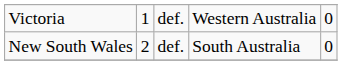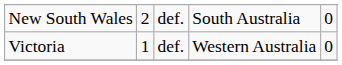rows swapped: (37, 18) <-> (71, 45)
